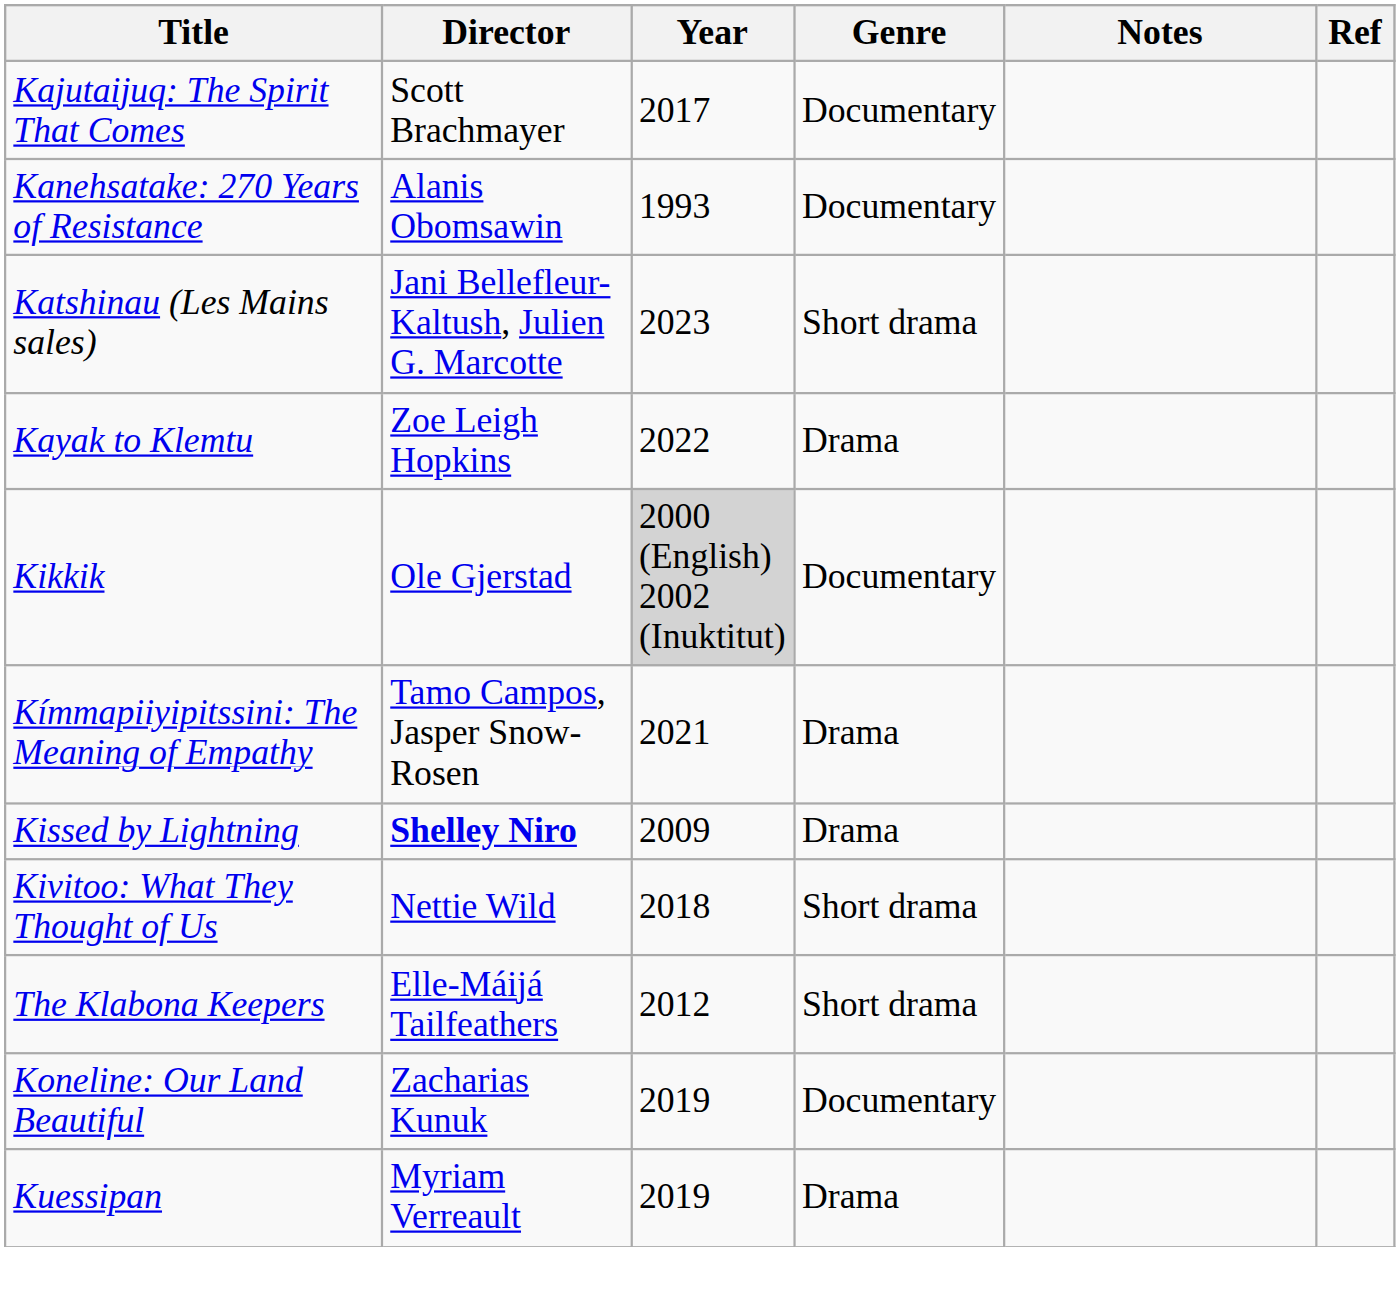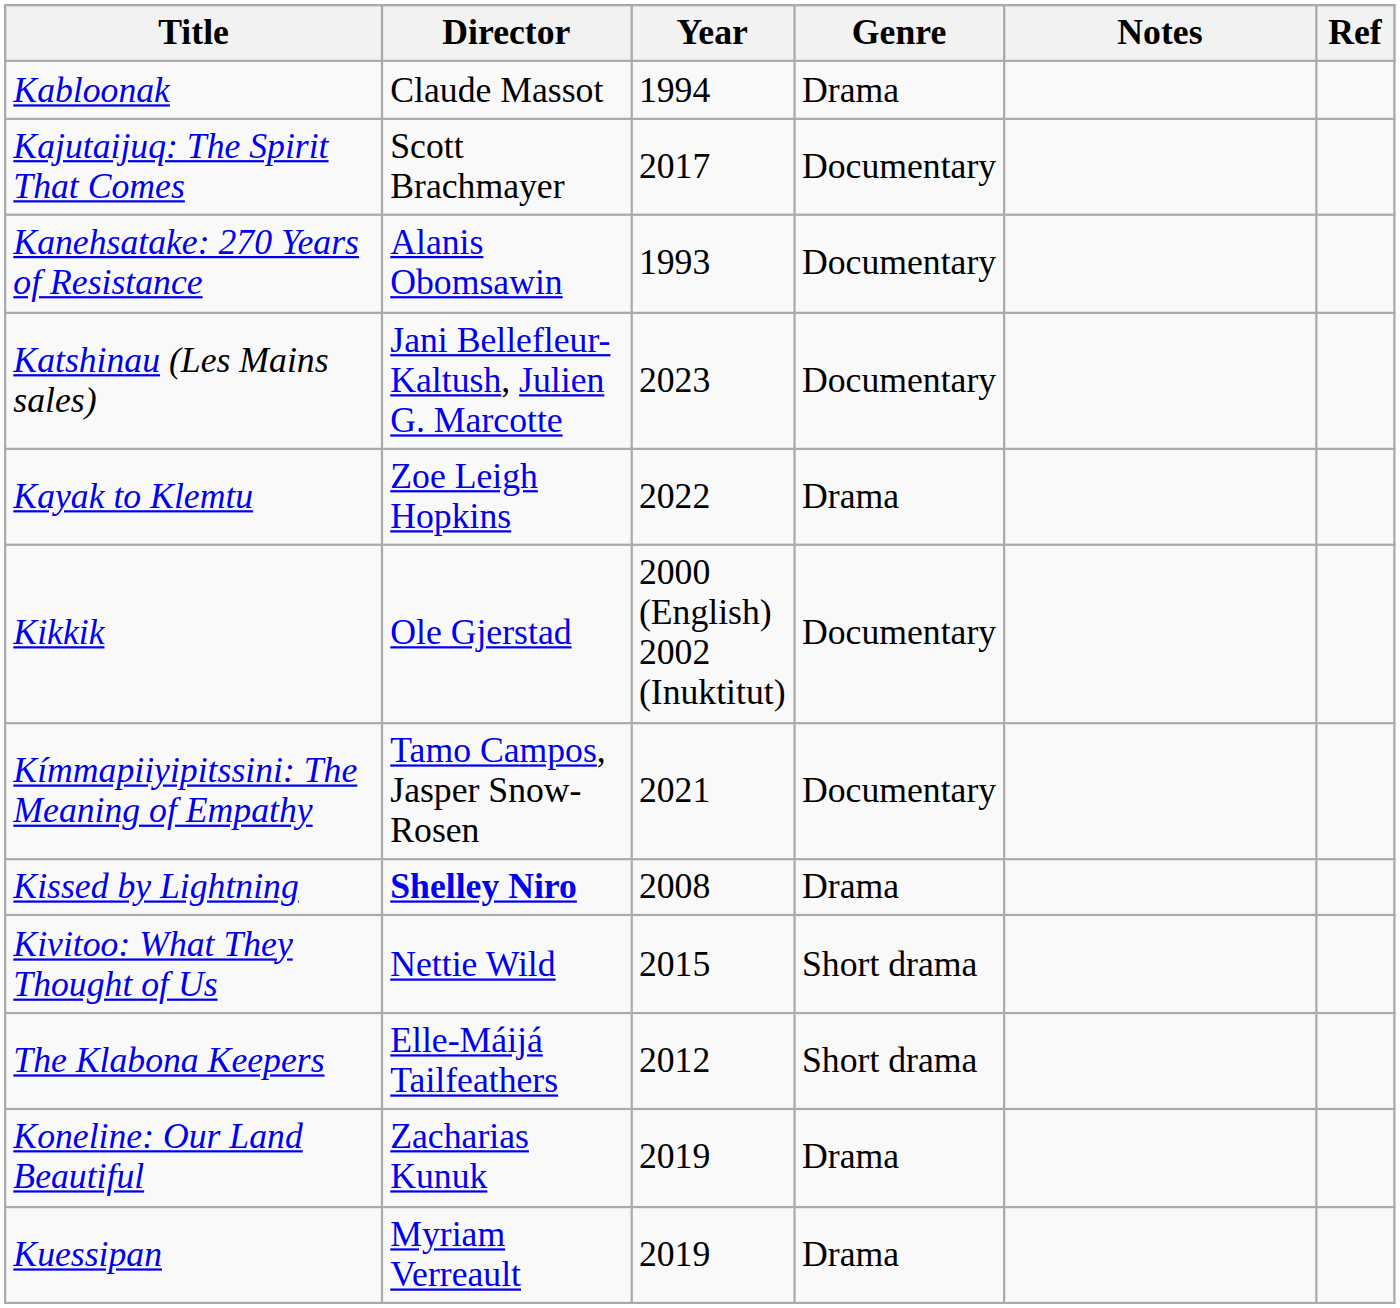+ row: (92, 89)
(890, 322) Short drama -> (899, 379) Documentary
(712, 576) lightgrey background -> (712, 633) no background
(851, 733) Drama -> (899, 790) Documentary
(675, 830) 2009 -> (675, 886) 2008
(675, 906) 2018 -> (675, 963) 2015
(899, 1100) Documentary -> (851, 1156) Drama
